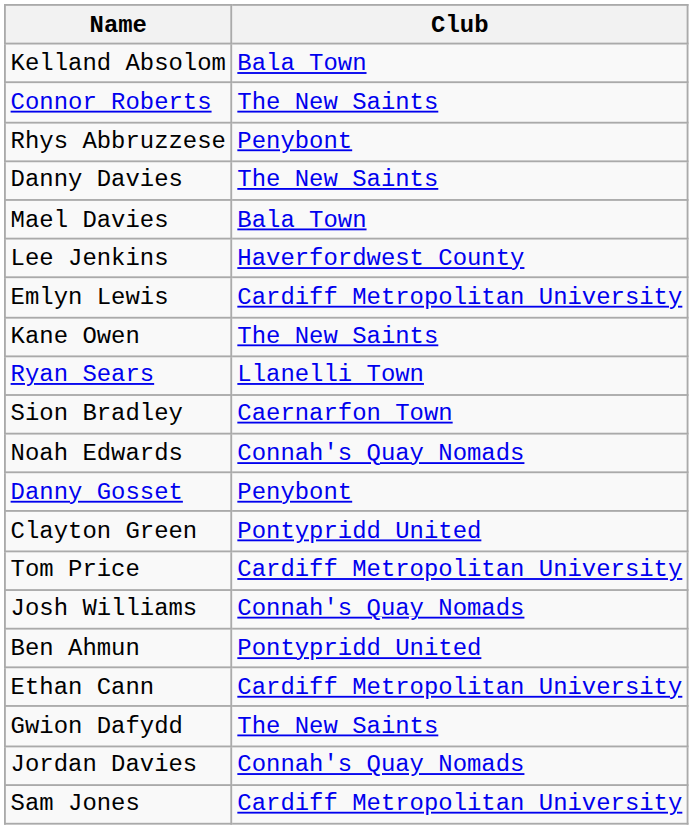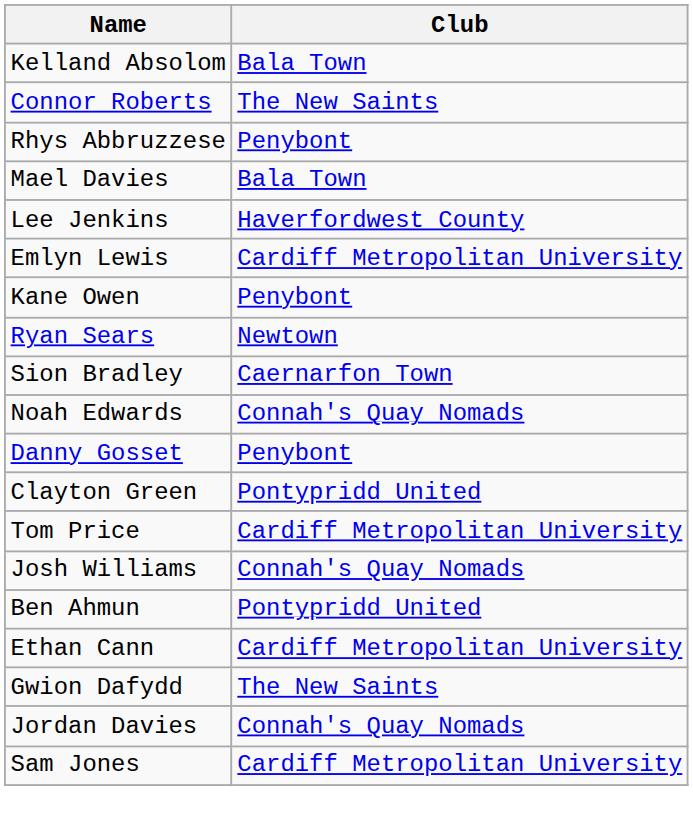- row: (97, 180)
(338, 336) The New Saints -> (295, 297) Penybont
(331, 375) Llanelli Town -> (288, 336) Newtown
